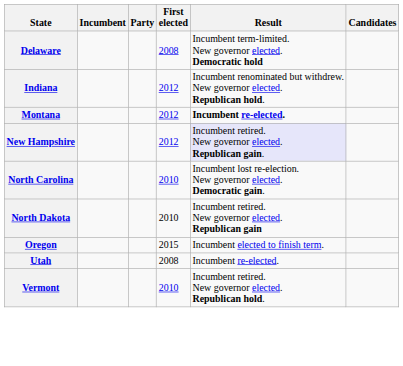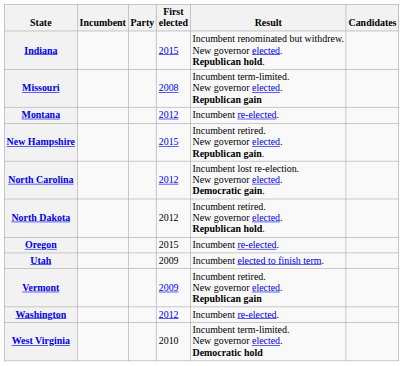- row: (41, 50)
(169, 88) 2012 -> (169, 50) 2015
+ row: (41, 88)
(239, 115) bold -> (236, 115) normal
(169, 142) 2012 -> (169, 142) 2015
(238, 142) lavender background -> (238, 142) no background
(169, 180) 2010 -> (169, 180) 2012
(169, 218) 2010 -> (169, 218) 2012
(238, 218) Incumbent retired. New governor elected. Republican gain -> (238, 218) Incumbent retired. New governor elected. Republican hold.
(258, 245) Incumbent elected to finish term. -> (236, 245) Incumbent re-elected.
(169, 260) 2008 -> (169, 260) 2009
(236, 260) Incumbent re-elected. -> (258, 260) Incumbent elected to finish term.
(169, 287) 2010 -> (169, 287) 2009
(238, 287) Incumbent retired. New governor elected. Republican hold. -> (238, 287) Incumbent retired. New governor elected. Republican gain
+ row: (41, 314)
+ row: (41, 341)
